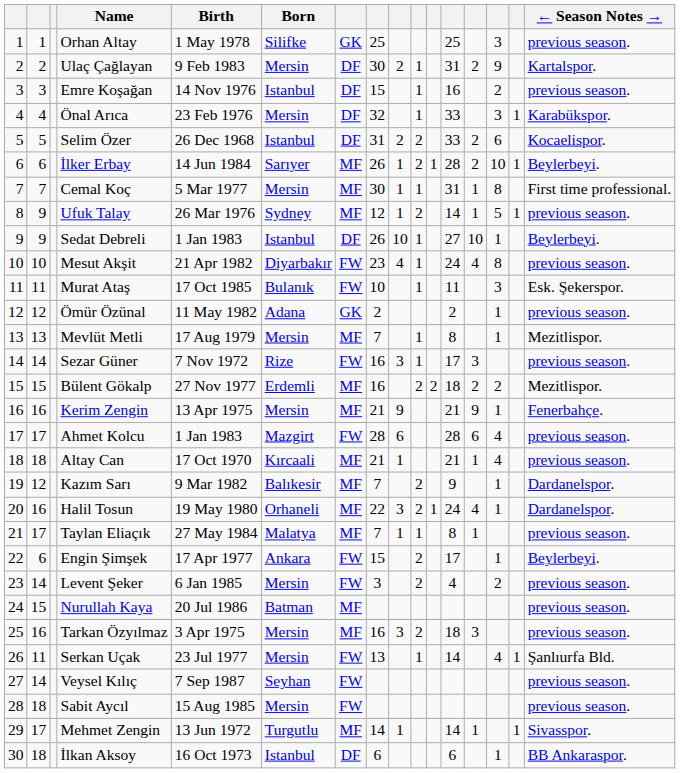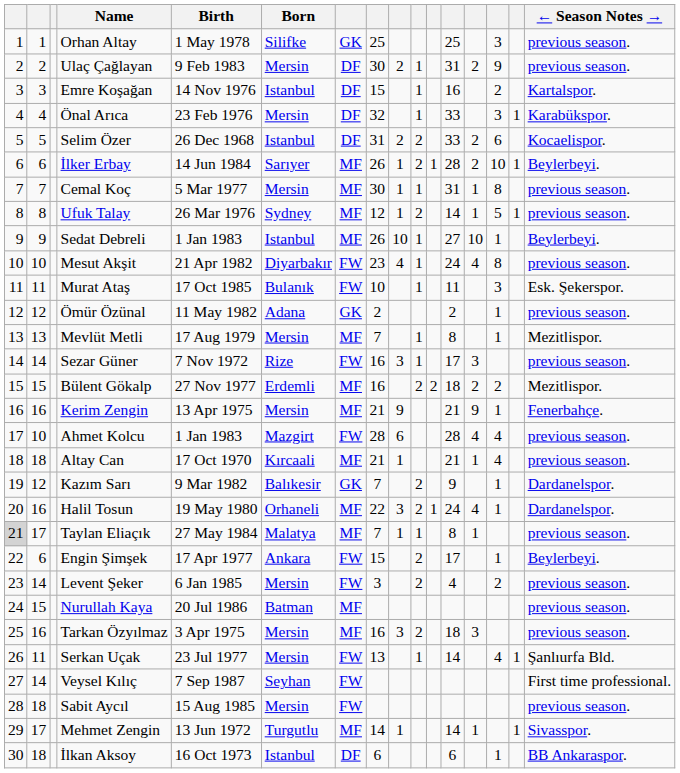(562, 66) Kartalspor. -> (579, 66) previous season.
(579, 90) previous season. -> (562, 90) Kartalspor.
(599, 189) First time professional. -> (579, 189) previous season.
(42, 213) 9 -> (42, 213) 8
(351, 238) DF -> (351, 238) MF
(38, 435) 17 -> (38, 435) 10
(475, 435) 6 -> (475, 435) 4
(351, 484) MF -> (351, 484) GK
(16, 533) no background -> (16, 533) lightgrey background
(579, 681) previous season. -> (599, 681) First time professional.
